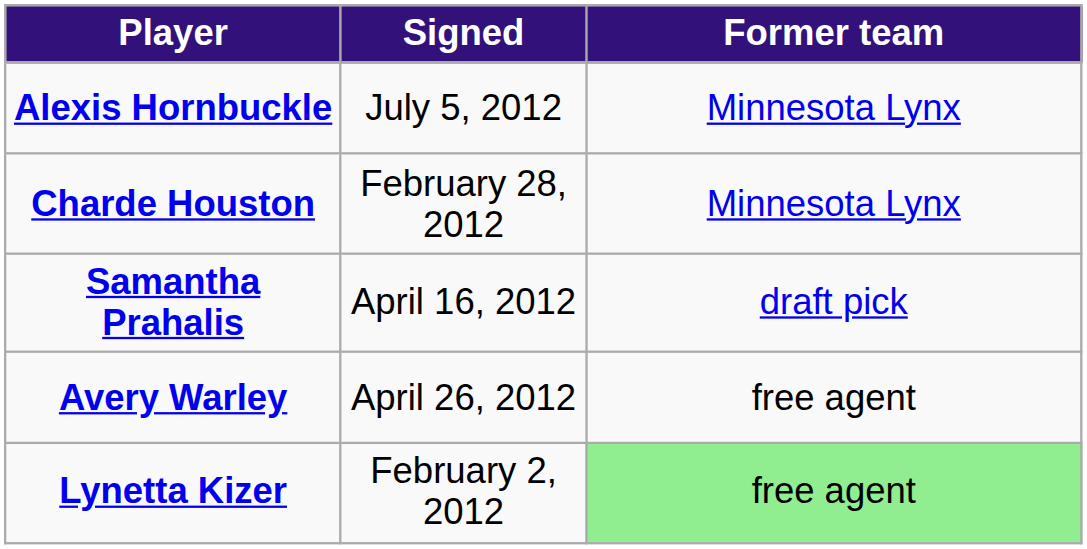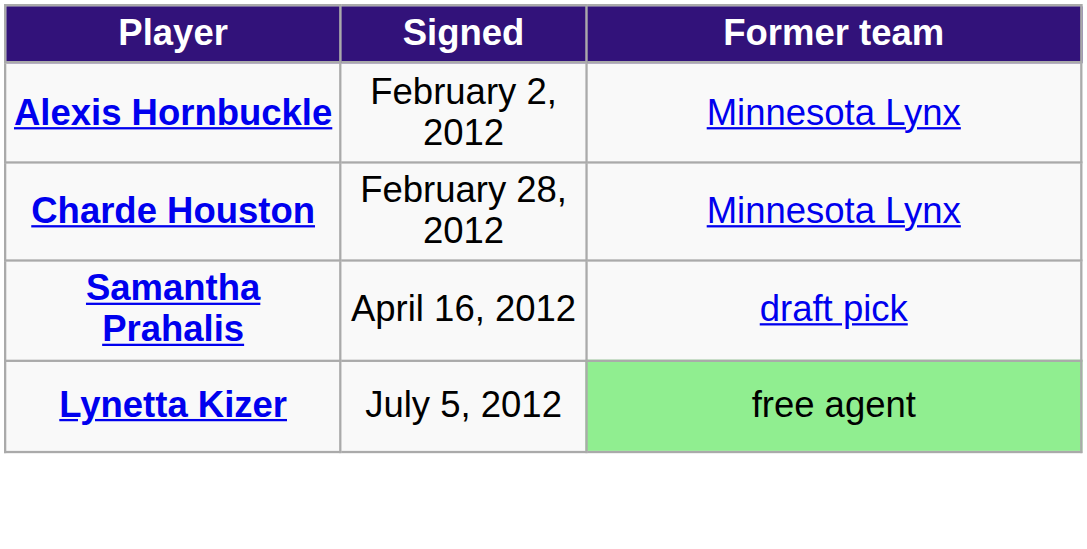(464, 107) July 5, 2012 -> (464, 111) February 2, 2012
- row: (173, 396)
(464, 491) February 2, 2012 -> (464, 404) July 5, 2012
